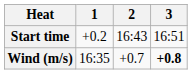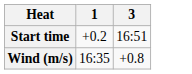- column: (132, 15)
(169, 58) bold -> (132, 58) normal
